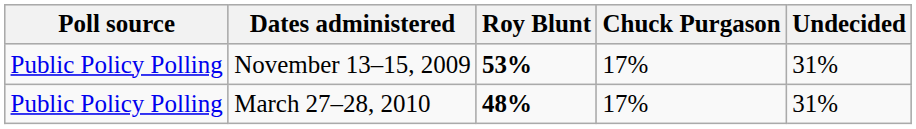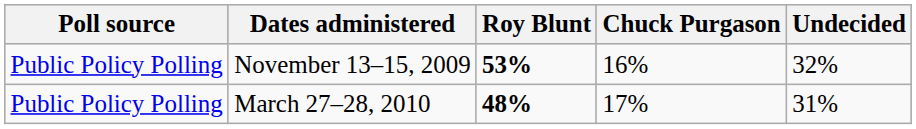(625, 63) 17% -> (625, 63) 16%
(815, 63) 31% -> (815, 63) 32%
